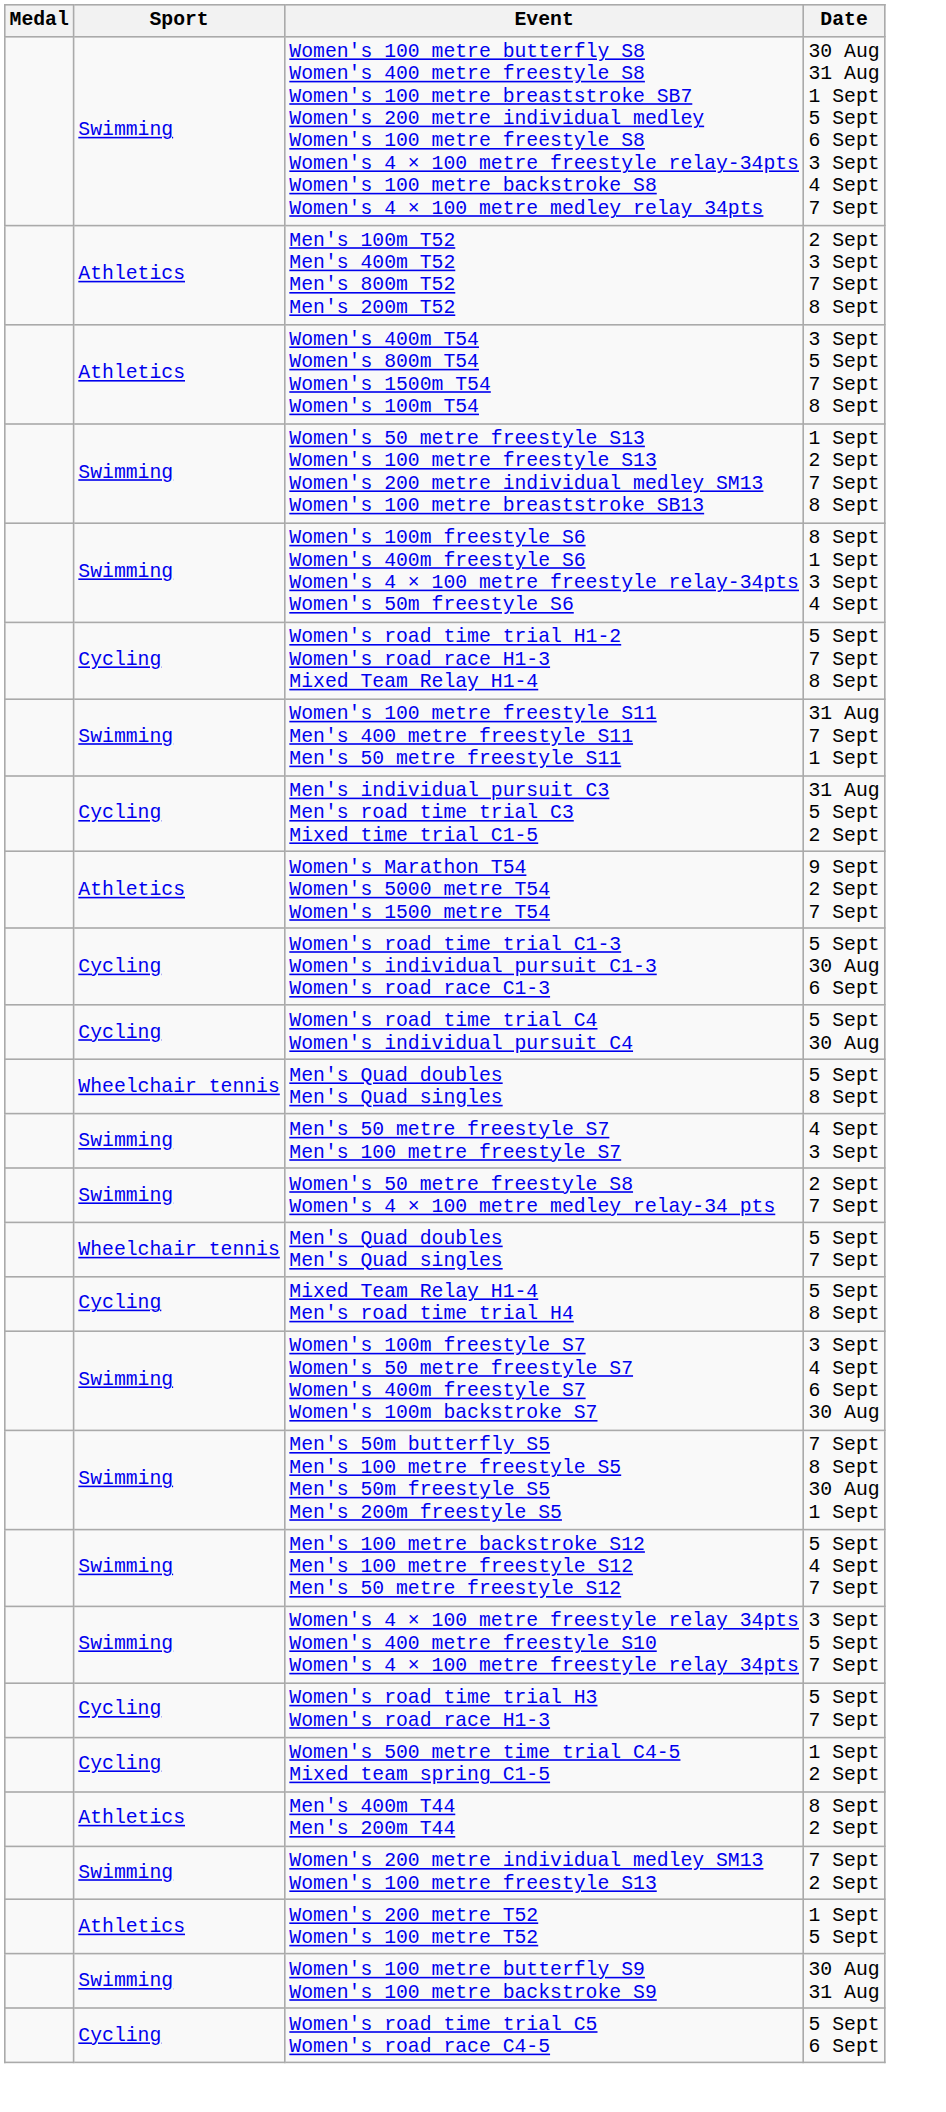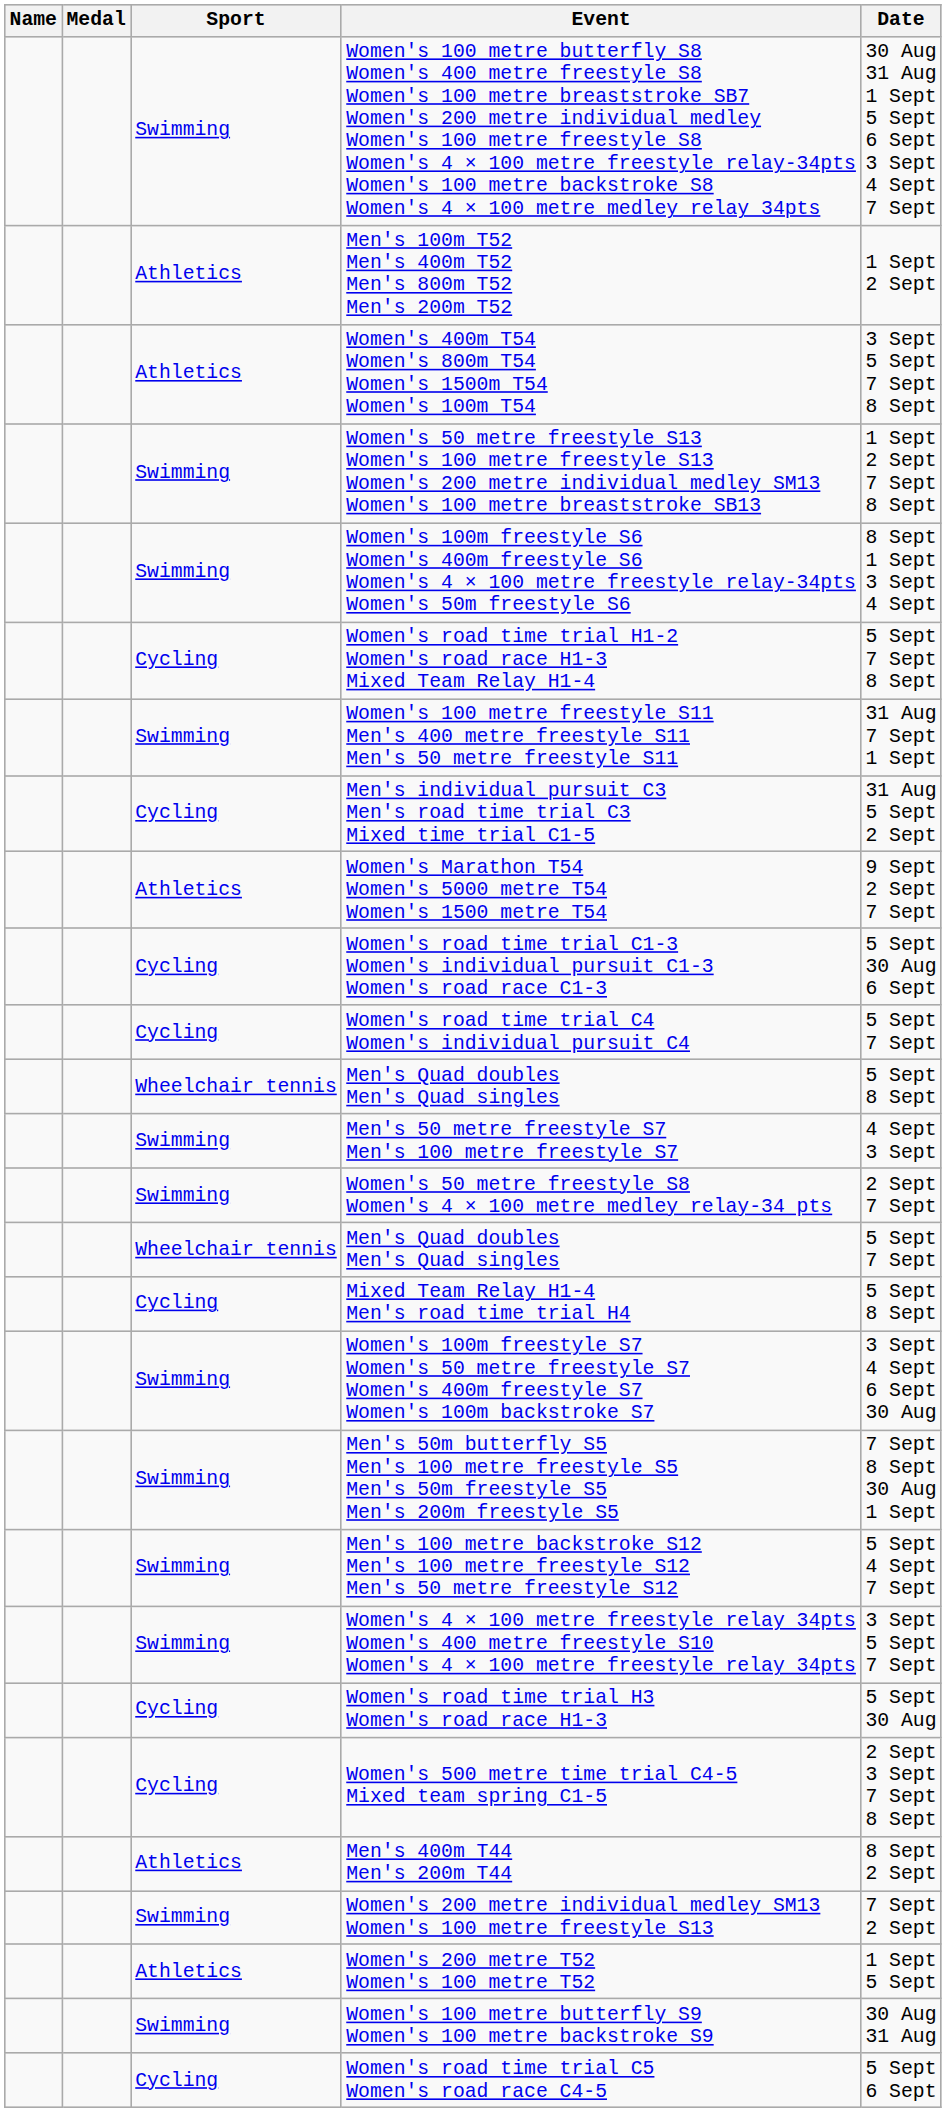+ column: (33, 21)
(844, 275) 2 Sept 3 Sept 7 Sept 8 Sept -> (901, 275) 1 Sept 2 Sept
(844, 1033) 5 Sept 30 Aug -> (901, 1033) 5 Sept 7 Sept
(844, 1710) 5 Sept 7 Sept -> (901, 1710) 5 Sept 30 Aug
(844, 1764) 1 Sept 2 Sept -> (901, 1787) 2 Sept 3 Sept 7 Sept 8 Sept
